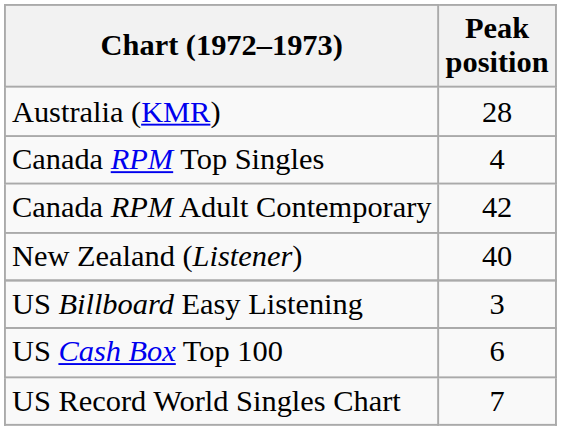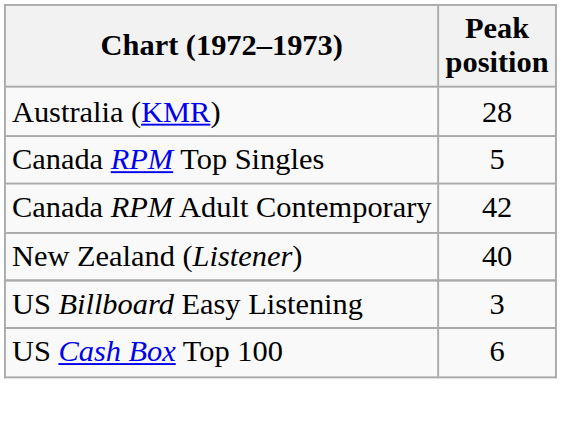(497, 159) 4 -> (497, 159) 5
- row: (206, 400)
